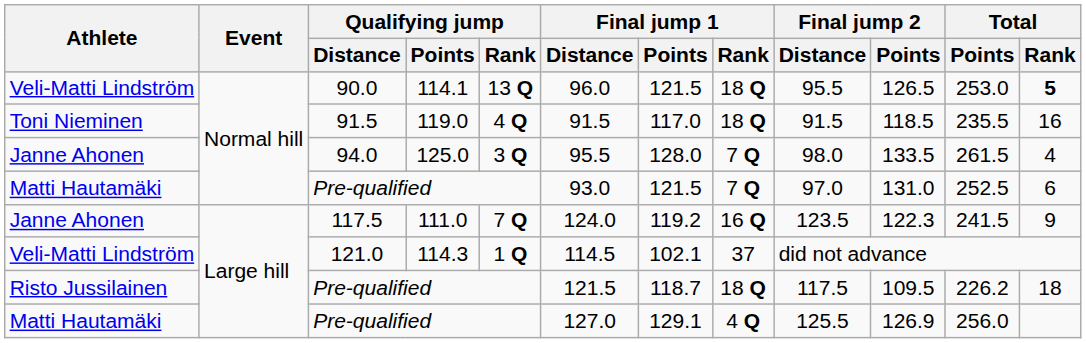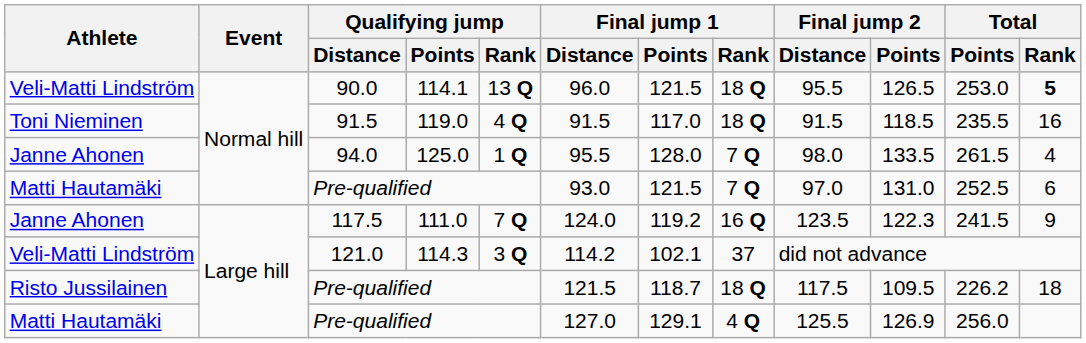(510, 155) 3 Q -> (510, 155) 1 Q
(510, 254) 1 Q -> (510, 254) 3 Q
(590, 254) 114.5 -> (590, 254) 114.2
